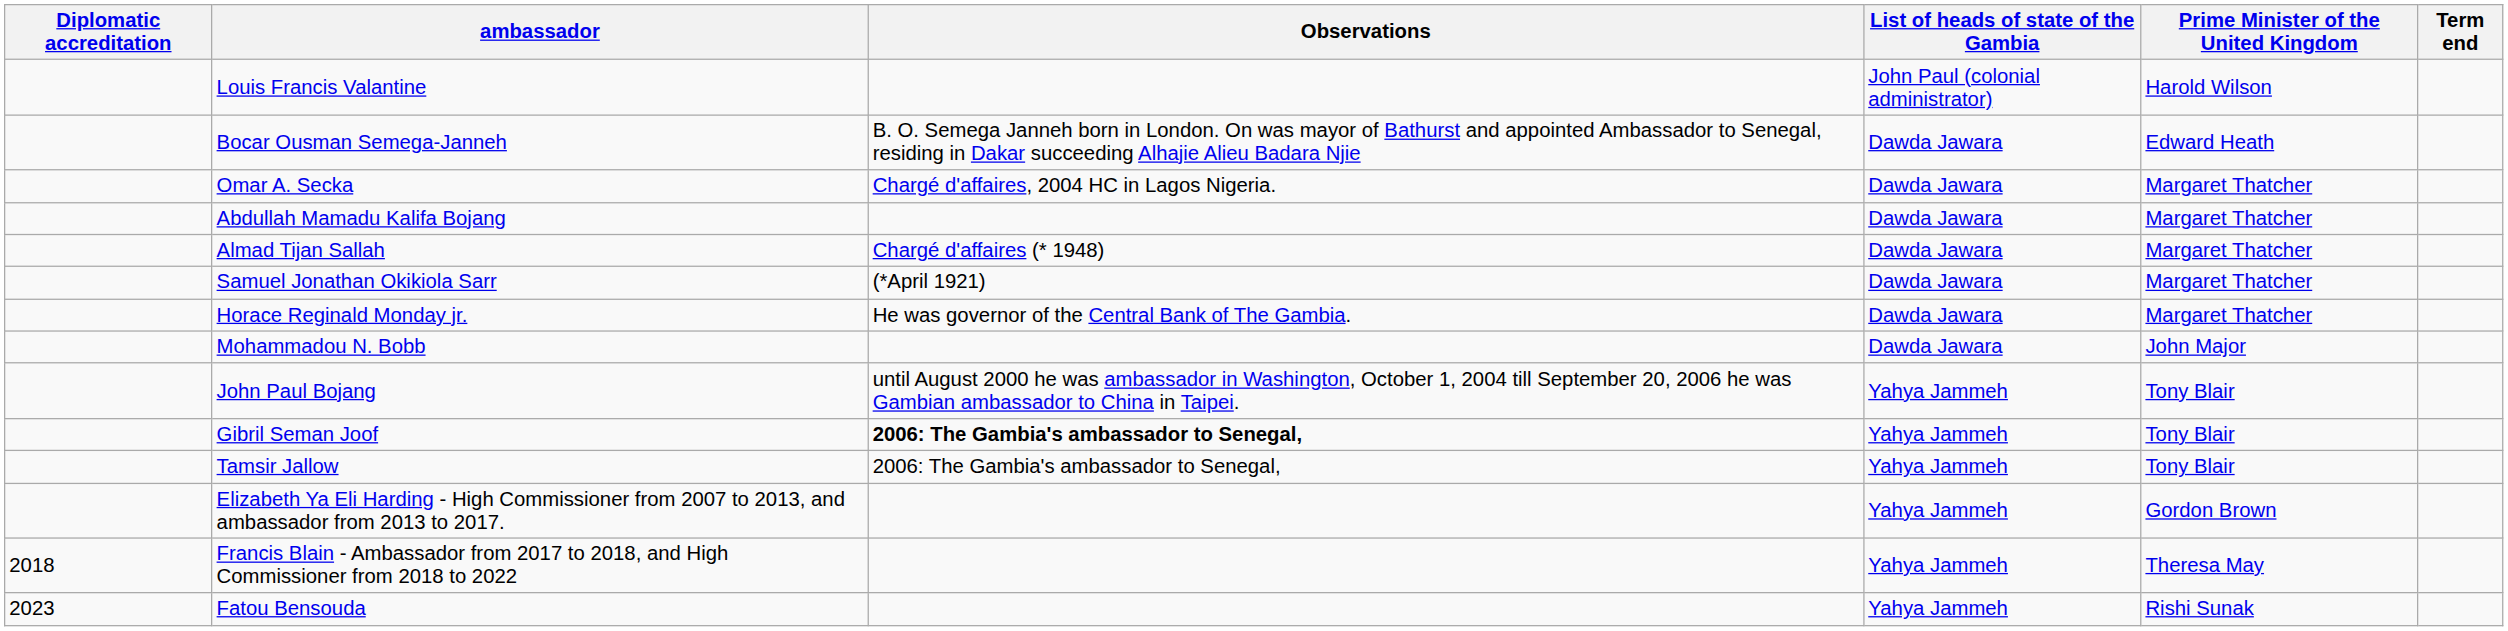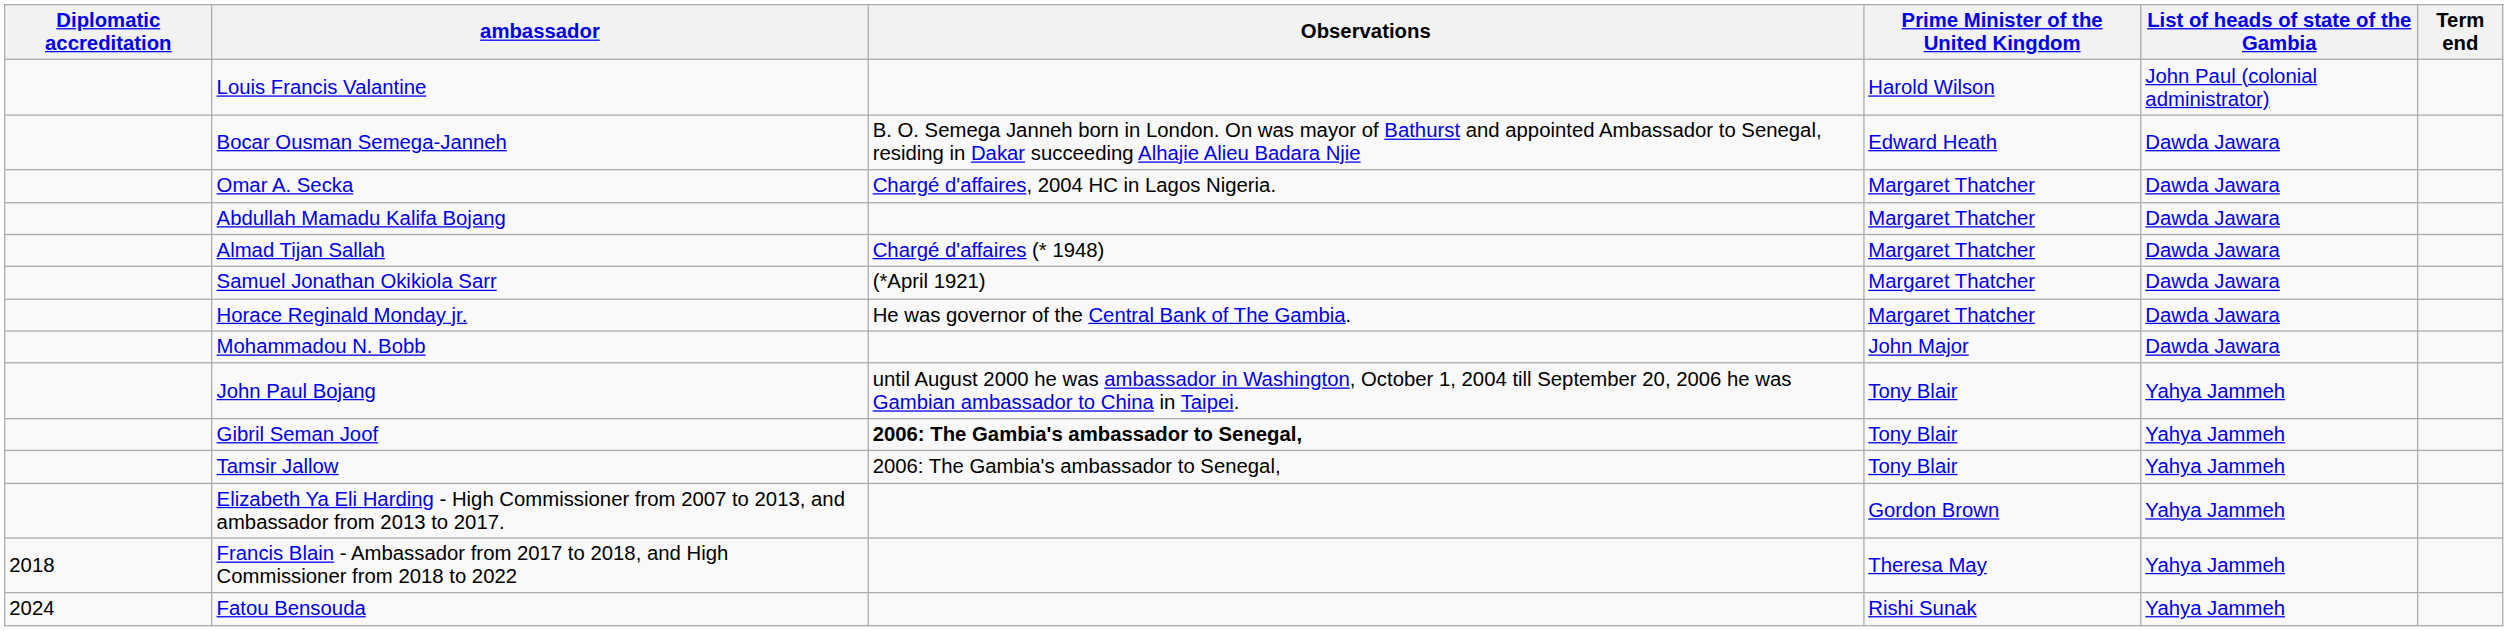columns swapped: (2002, 32) <-> (2279, 32)
(32, 608) 2023 -> (32, 608) 2024
